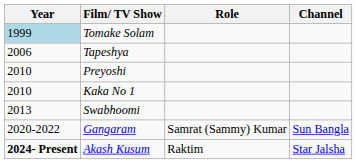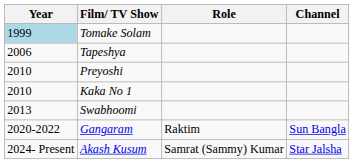(227, 129) Samrat (Sammy) Kumar -> (182, 129) Raktim
(42, 149) bold -> (41, 149) normal
(185, 149) Raktim -> (224, 149) Samrat (Sammy) Kumar
